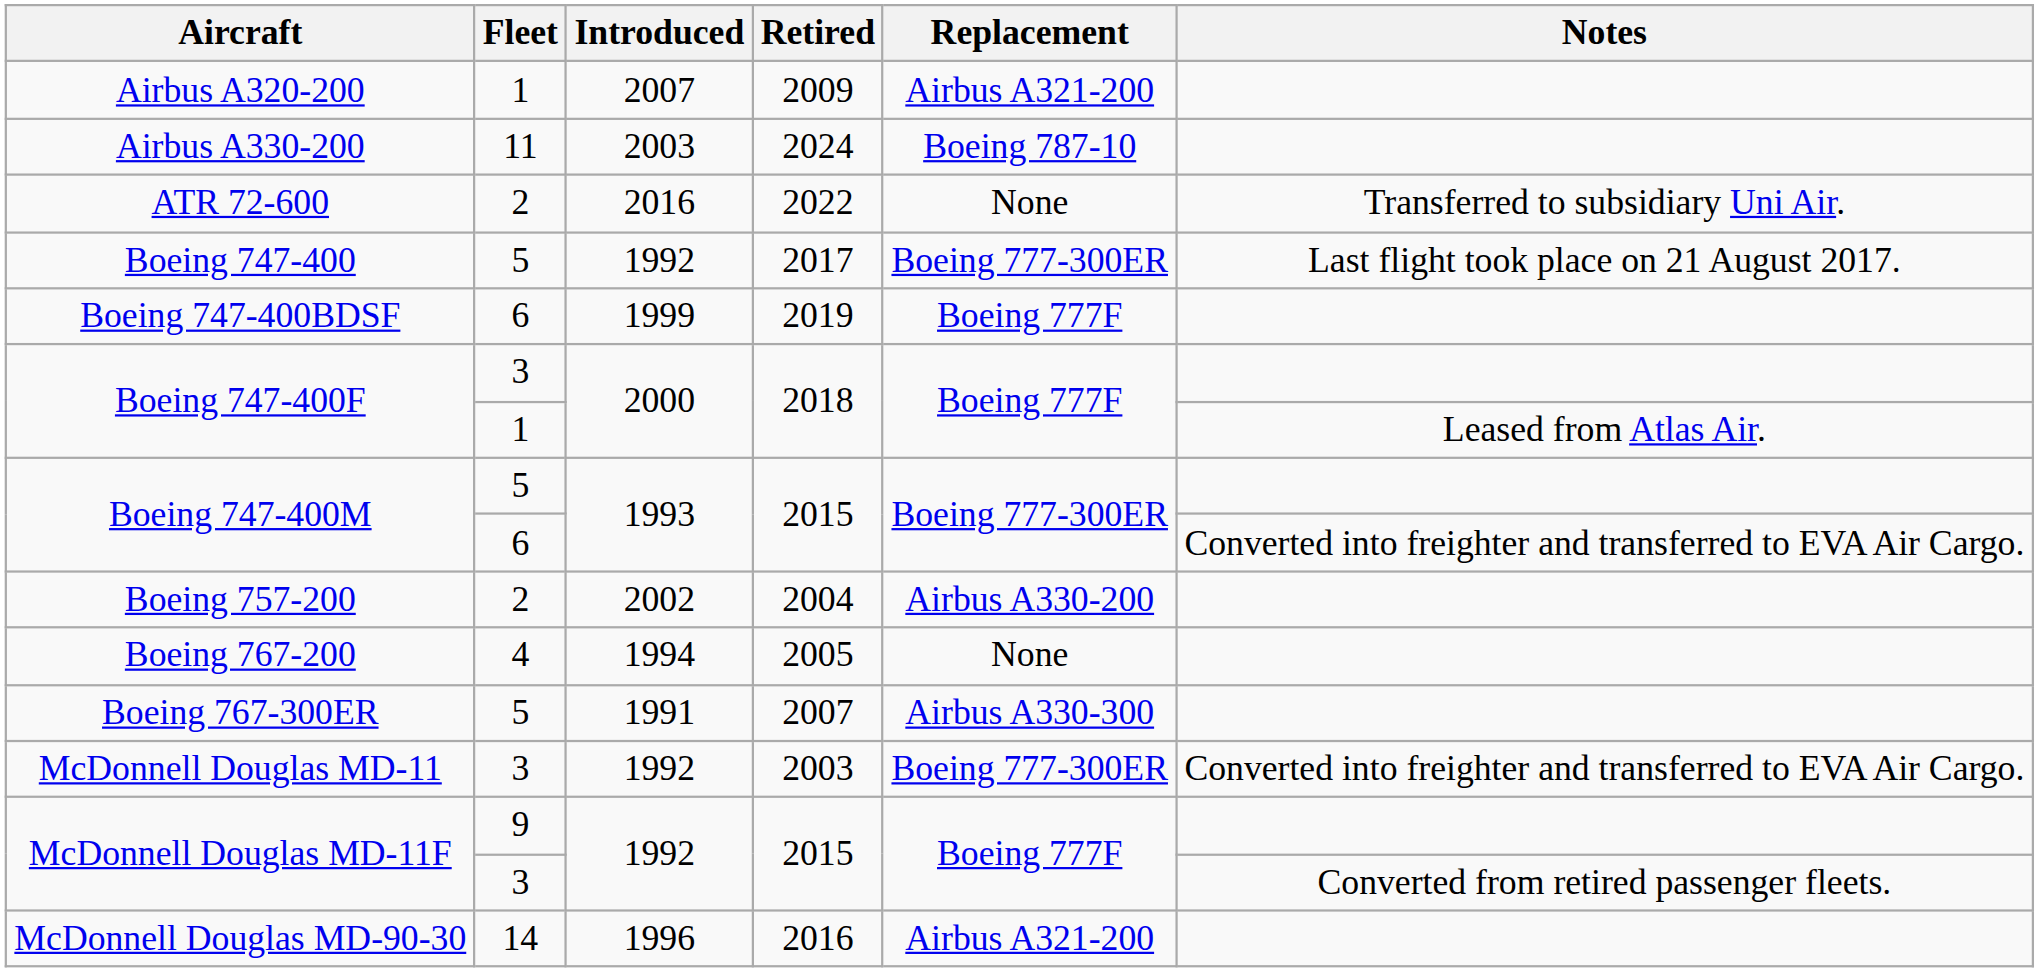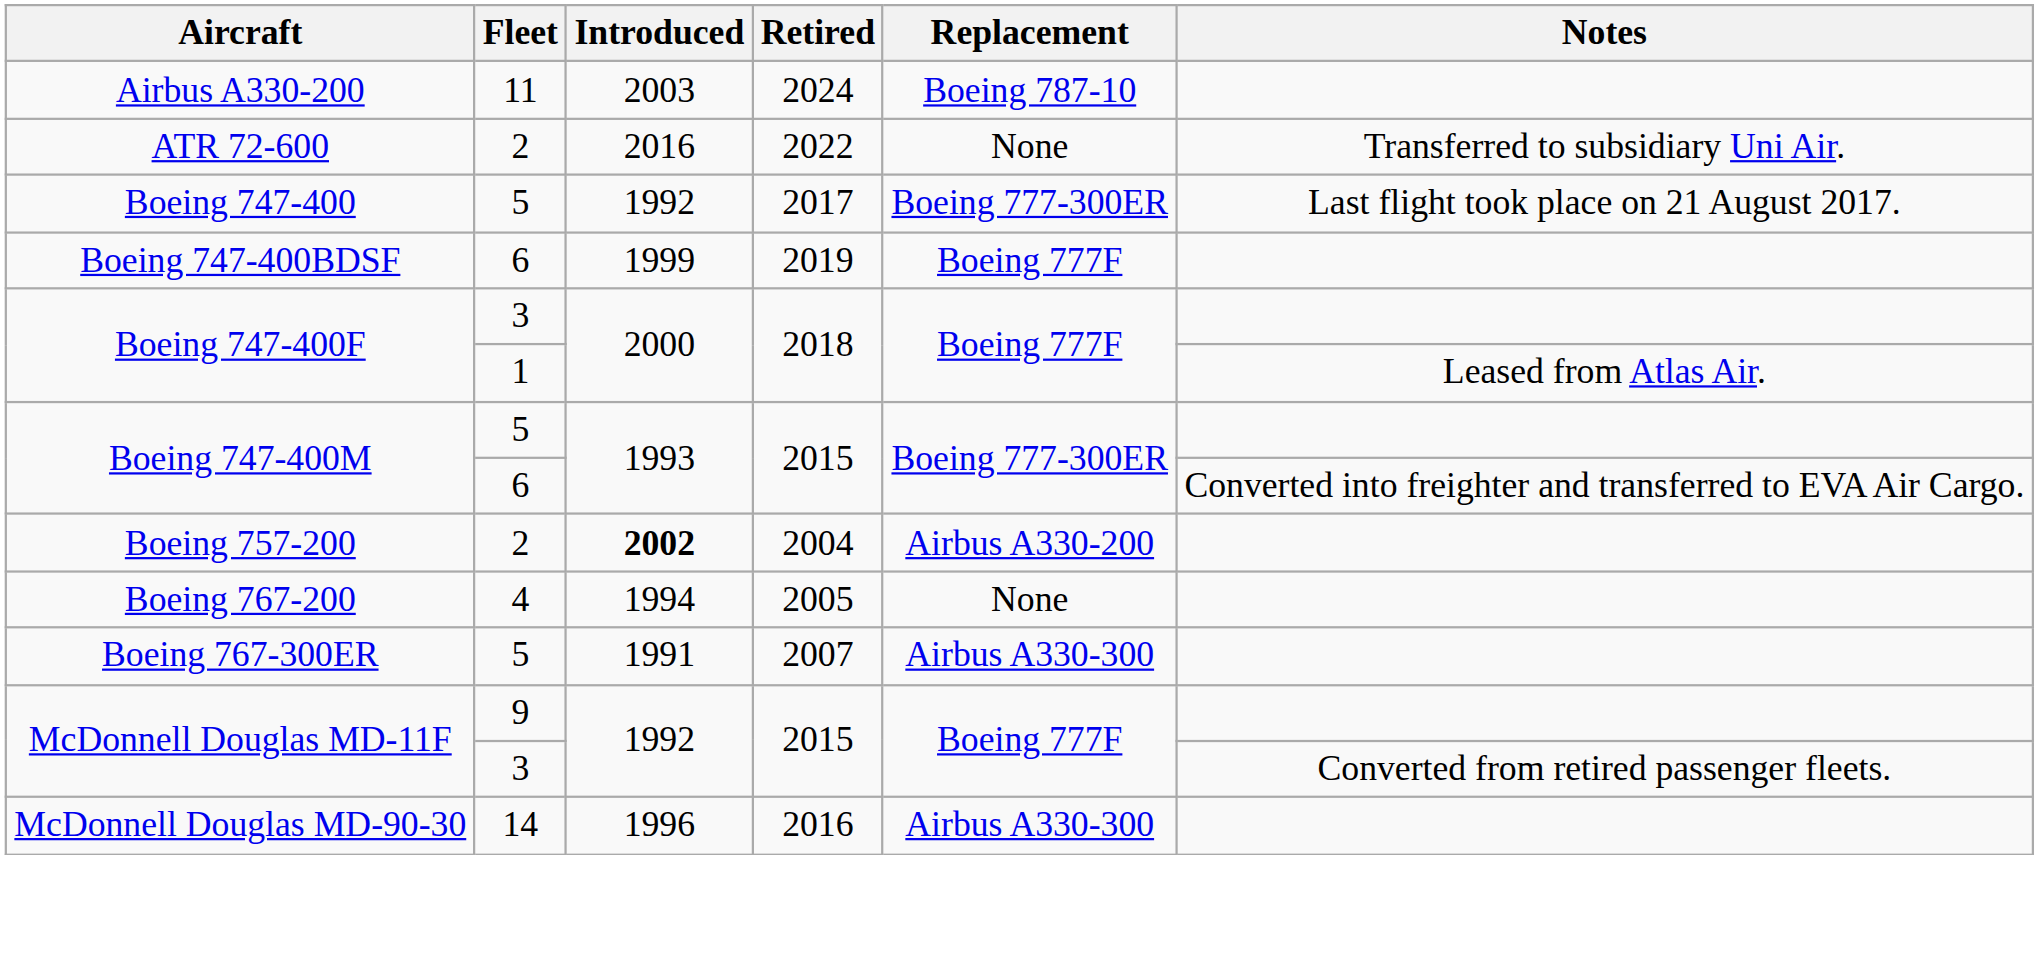- row: (240, 89)
(659, 598) normal -> (659, 542) bold
- row: (240, 768)
(1030, 938) Airbus A321-200 -> (1030, 825) Airbus A330-300
